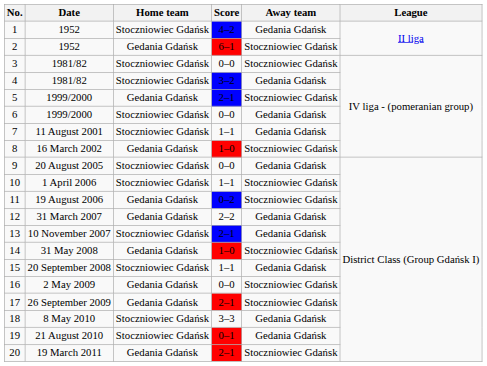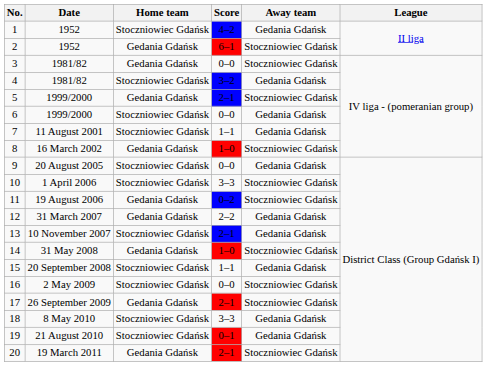(162, 64) Stoczniowiec Gdańsk -> (162, 64) Gedania Gdańsk
(227, 183) 1–1 -> (227, 183) 3–3
(162, 285) Gedania Gdańsk -> (162, 285) Stoczniowiec Gdańsk
